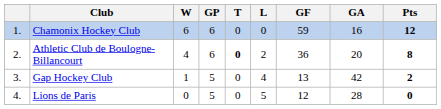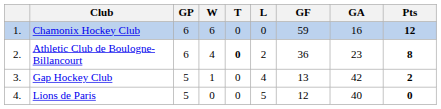columns swapped: (212, 13) <-> (186, 13)
(356, 54) 20 -> (356, 54) 23
(356, 95) 28 -> (356, 95) 40
